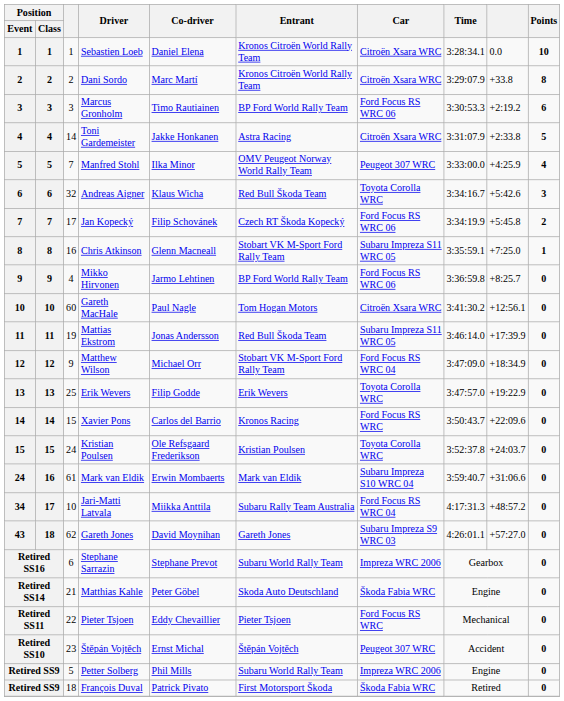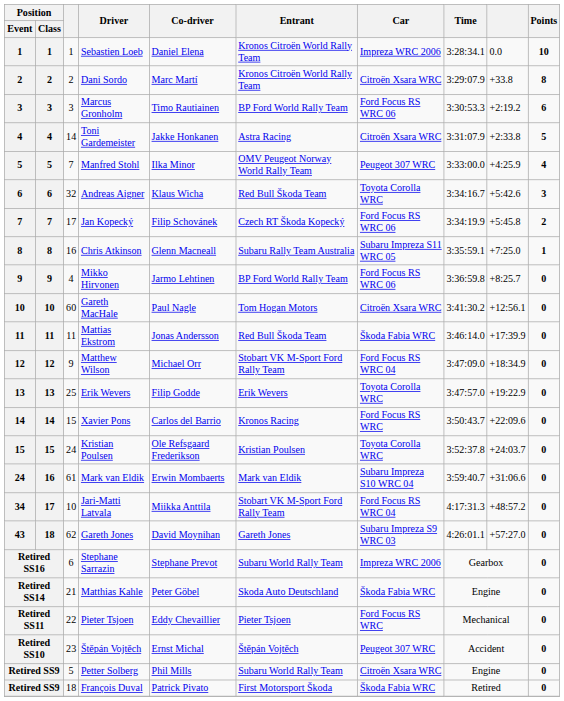(401, 51) Citroën Xsara WRC -> (400, 51) Impreza WRC 2006
(290, 250) Stobart VK M-Sport Ford Rally Team -> (296, 250) Subaru Rally Team Australia
(71, 335) 19 -> (71, 335) 11
(401, 335) Subaru Impreza S11 WRC 05 -> (398, 335) Škoda Fabia WRC
(296, 506) Subaru Rally Team Australia -> (290, 506) Stobart VK M-Sport Ford Rally Team
(400, 671) Impreza WRC 2006 -> (401, 671) Citroën Xsara WRC
